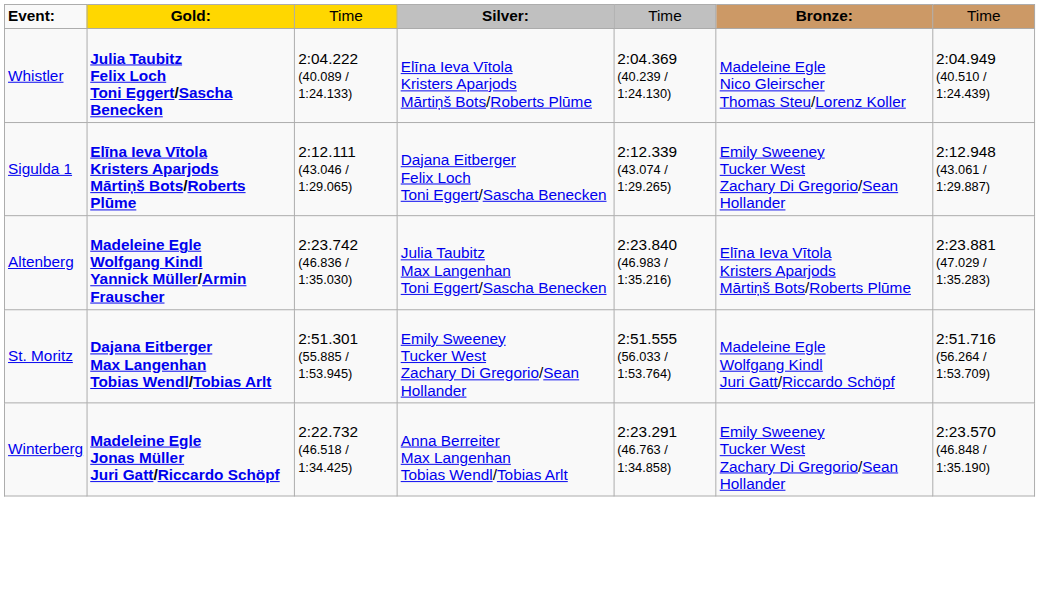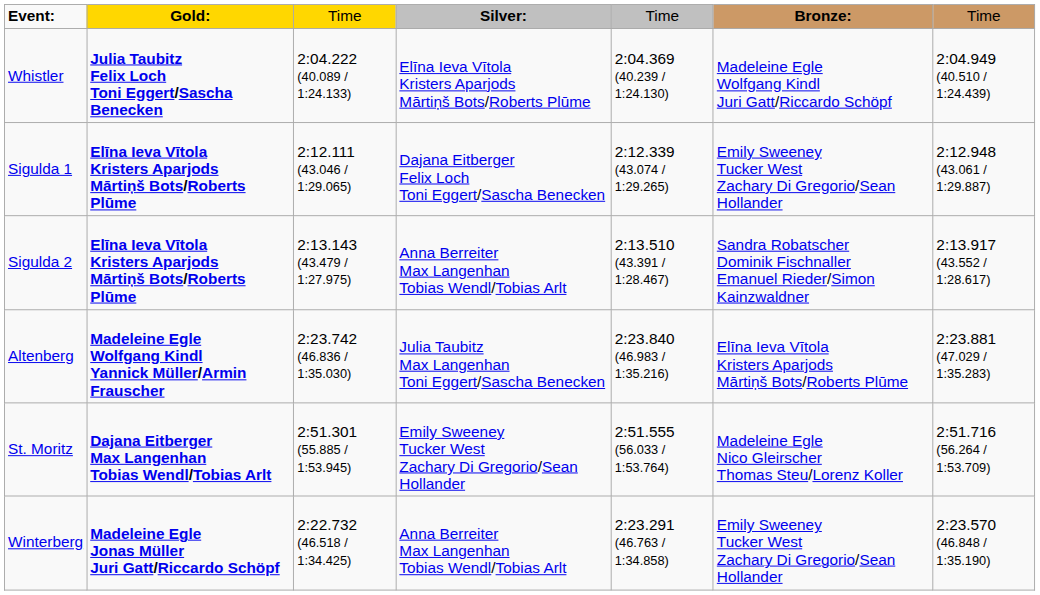(813, 84) Madeleine Egle Nico Gleirscher Thomas Steu/Lorenz Koller -> (804, 84) Madeleine Egle Wolfgang Kindl Juri Gatt/Riccardo Schöpf
+ row: (40, 262)
(807, 364) Madeleine Egle Wolfgang Kindl Juri Gatt/Riccardo Schöpf -> (810, 458) Madeleine Egle Nico Gleirscher Thomas Steu/Lorenz Koller
